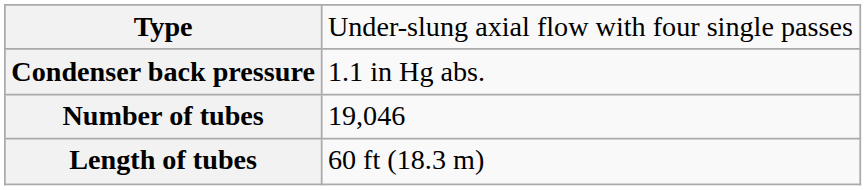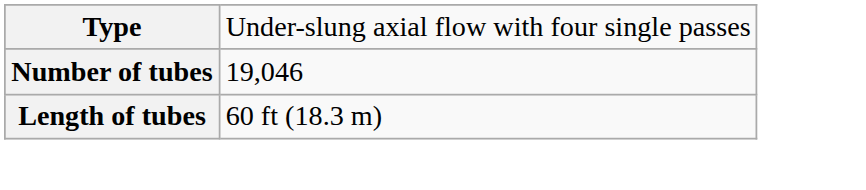- row: (163, 71)
